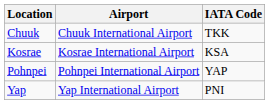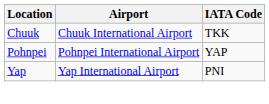- row: (24, 52)
